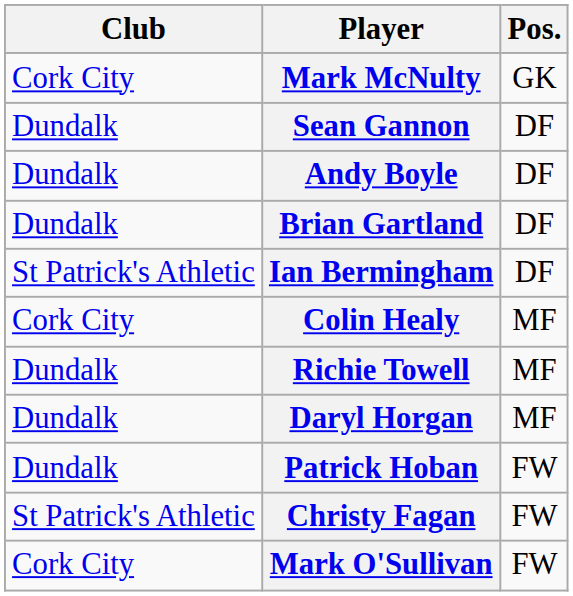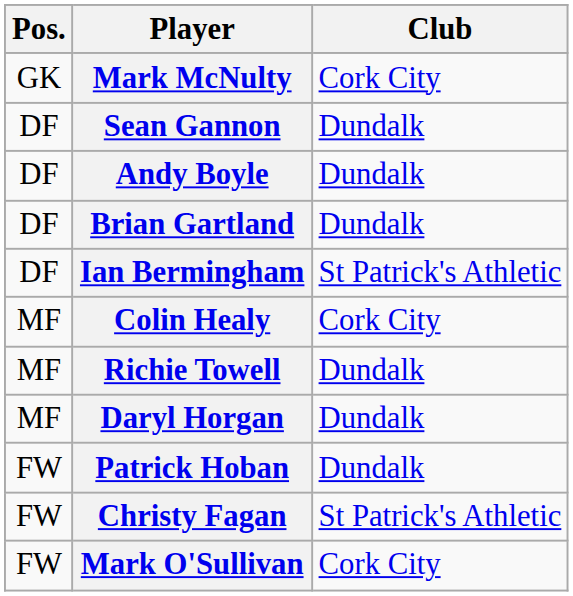columns swapped: (534, 28) <-> (133, 28)
